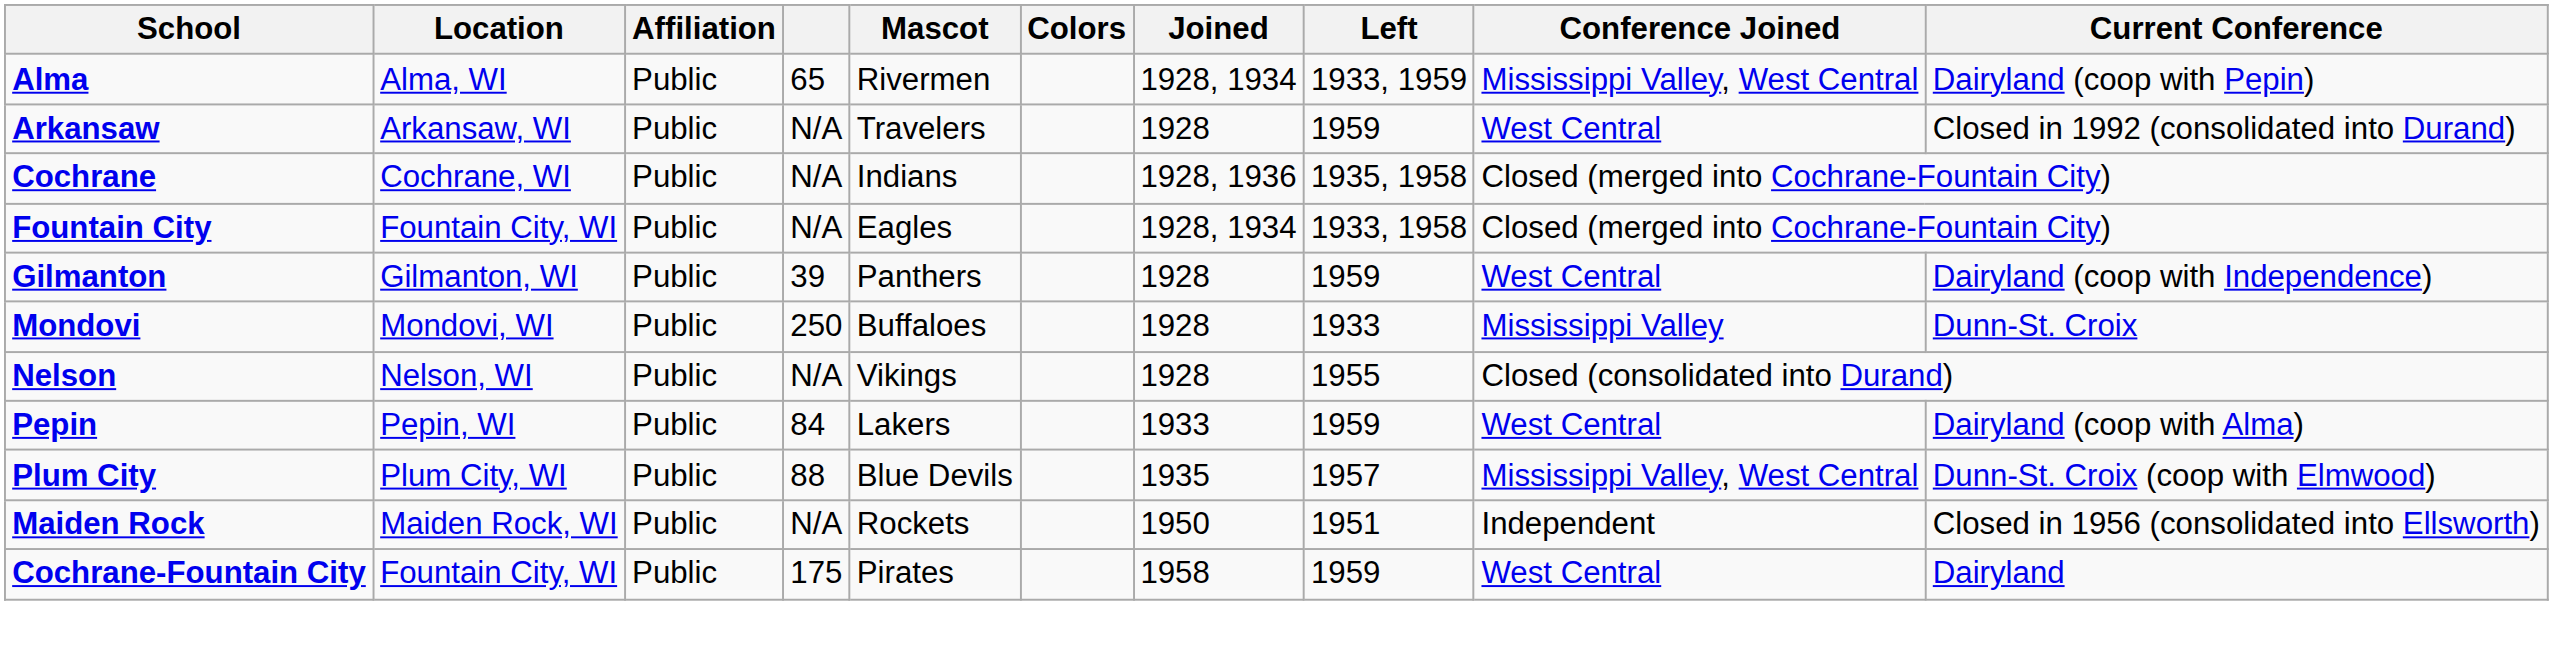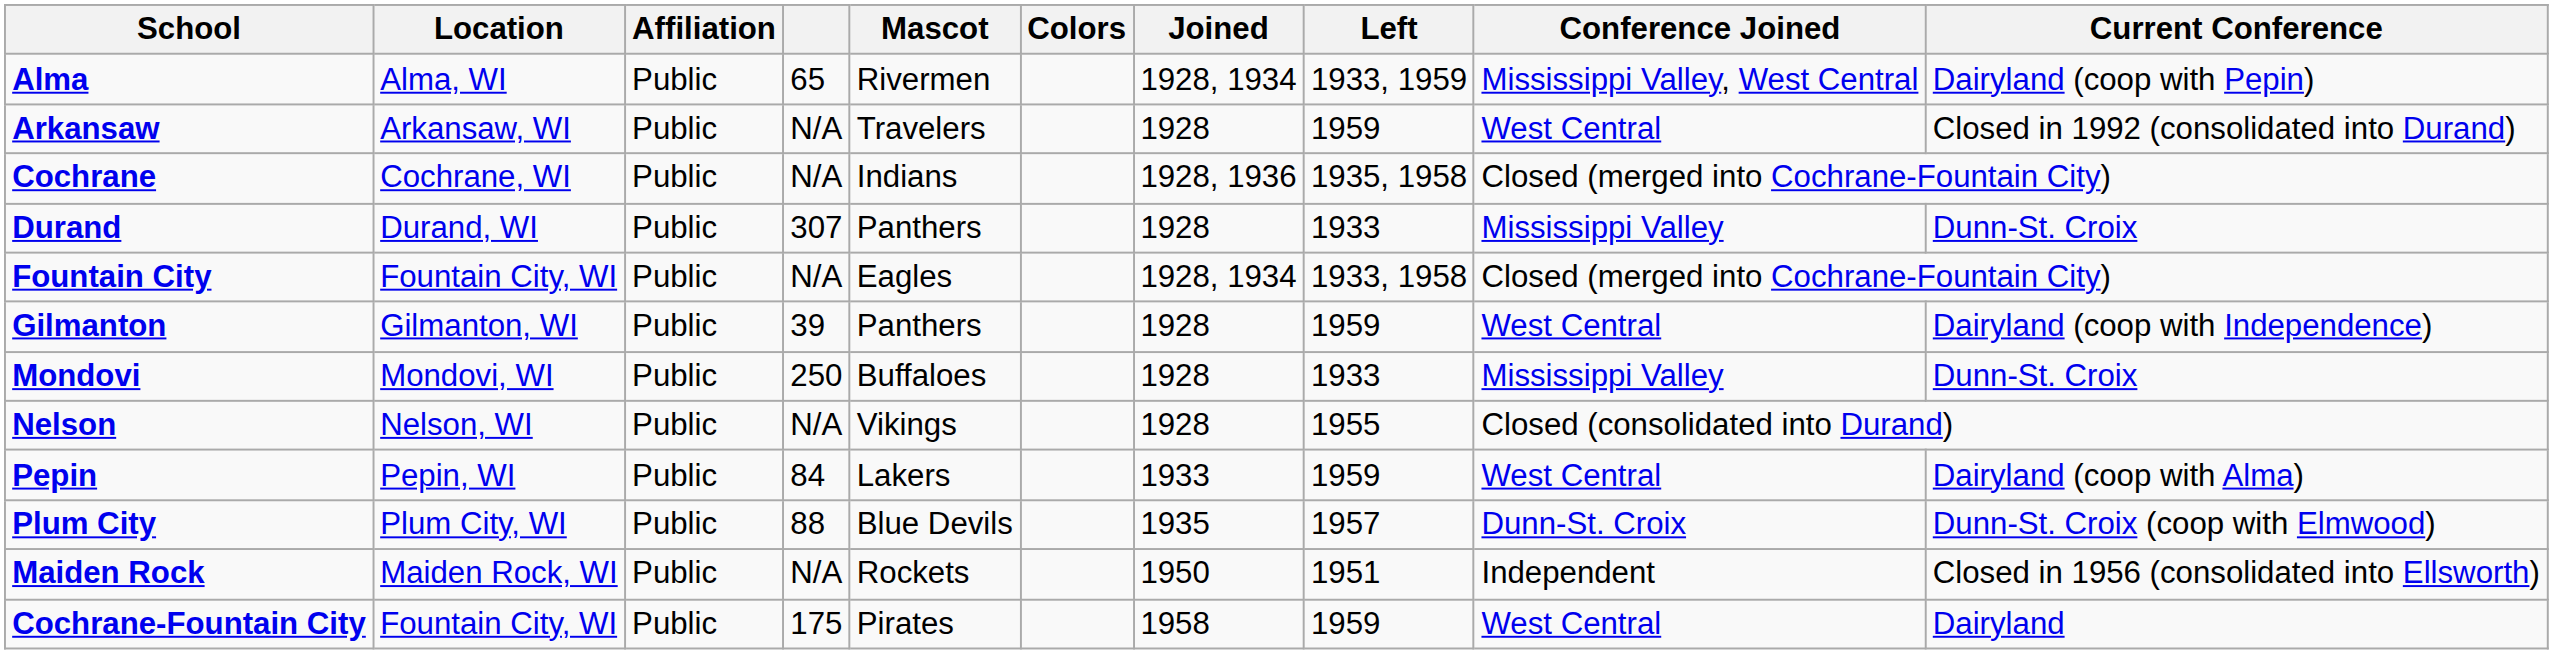+ row: (67, 227)
(1700, 474) Mississippi Valley, West Central -> (1584, 524) Dunn-St. Croix
